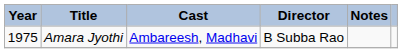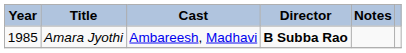(23, 37) 1975 -> (23, 37) 1985
(304, 37) normal -> (306, 37) bold
